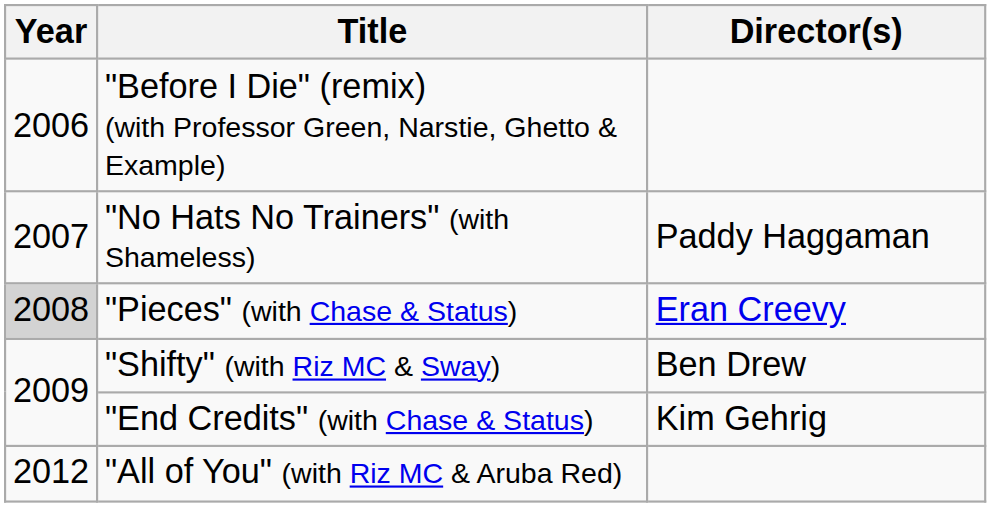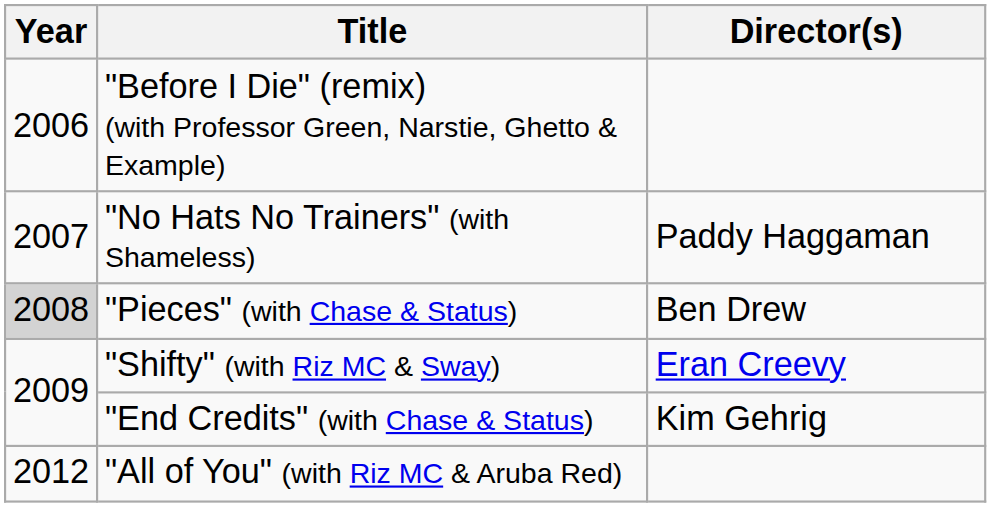(751, 310) Eran Creevy -> (731, 310) Ben Drew
(731, 364) Ben Drew -> (751, 364) Eran Creevy
